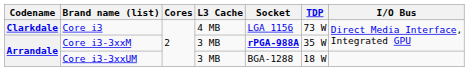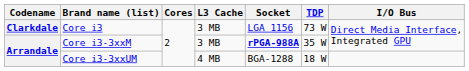(209, 28) 4 MB -> (209, 28) 3 MB
(209, 58) 3 MB -> (209, 58) 4 MB
